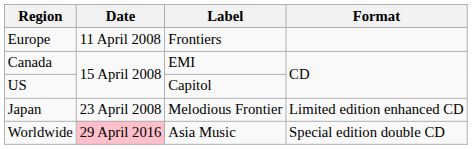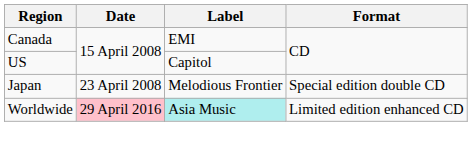- row: (29, 39)
(376, 109) Limited edition enhanced CD -> (367, 86) Special edition double CD
(202, 132) no background -> (202, 109) paleturquoise background
(367, 132) Special edition double CD -> (376, 109) Limited edition enhanced CD
